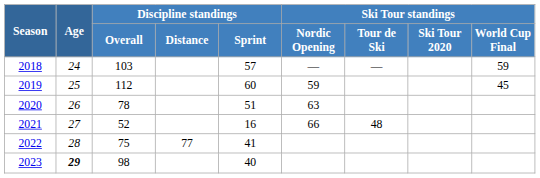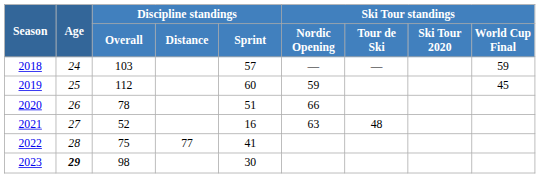(313, 105) 63 -> (313, 105) 66
(313, 124) 66 -> (313, 124) 63
(250, 163) 40 -> (250, 163) 30
